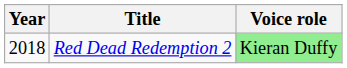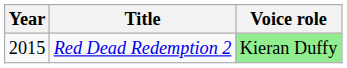(27, 47) 2018 -> (27, 47) 2015
